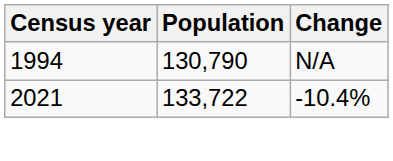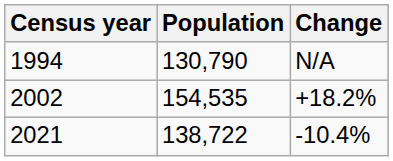+ row: (37, 98)
(205, 98) 133,722 -> (205, 135) 138,722
